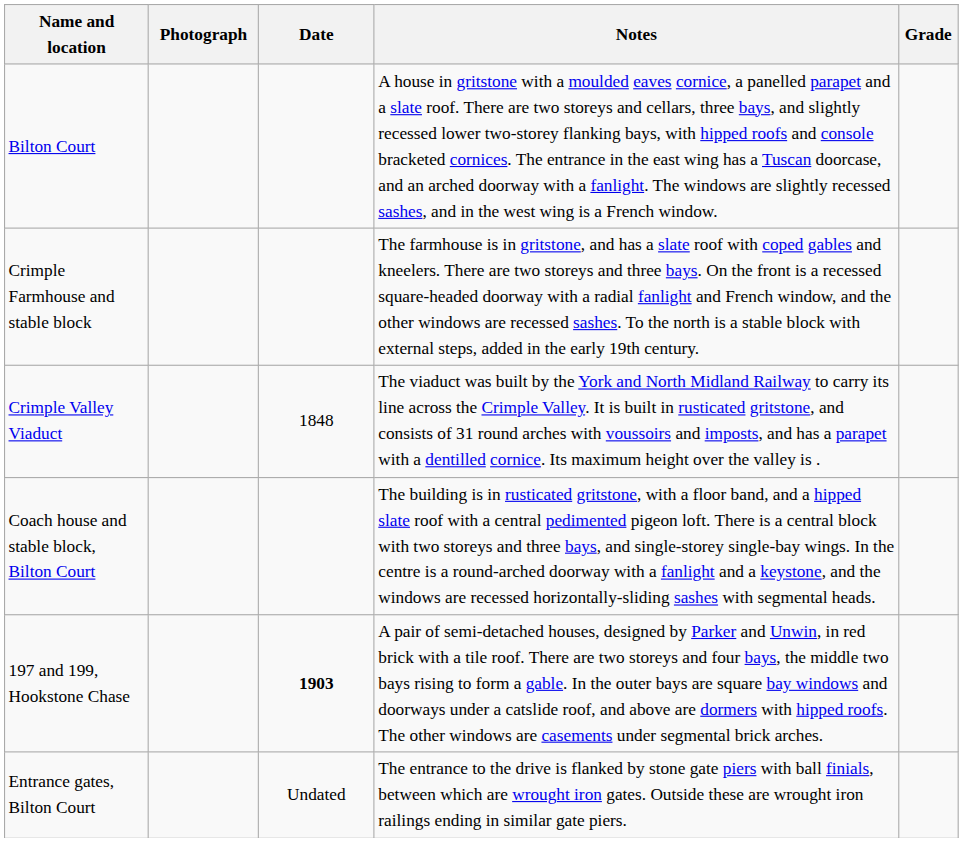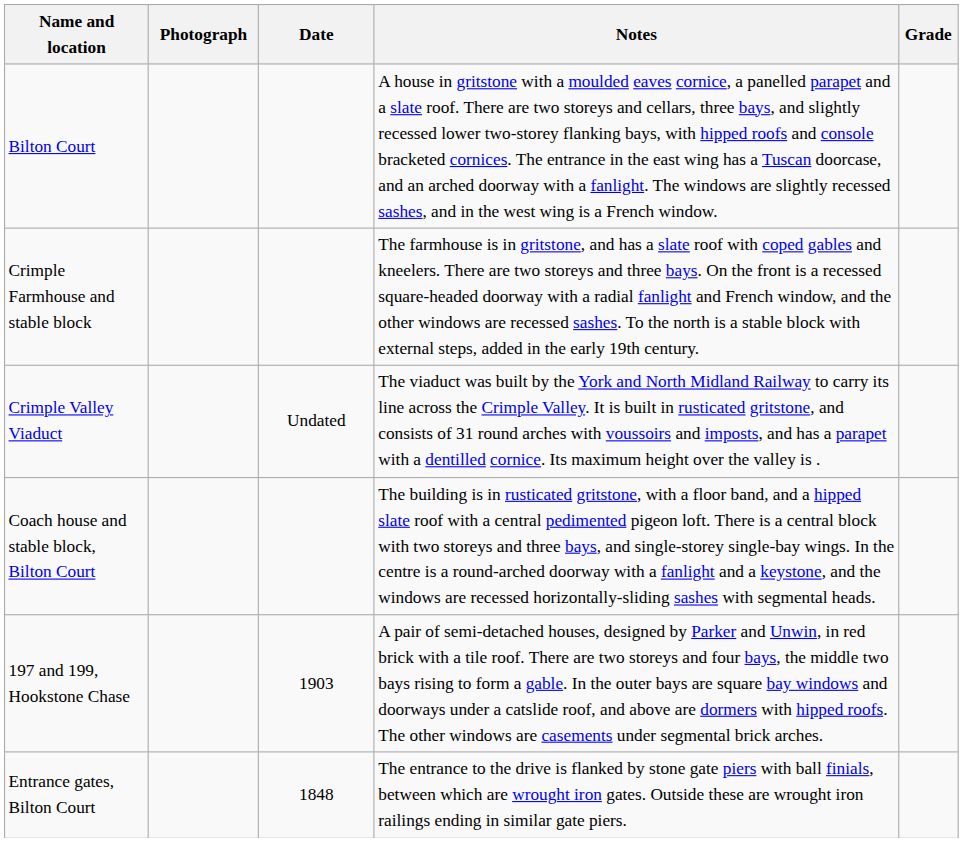(316, 421) 1848 -> (316, 421) Undated
(316, 683) bold -> (316, 683) normal
(316, 794) Undated -> (316, 794) 1848
